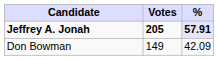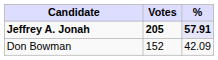(155, 47) 149 -> (155, 47) 152
